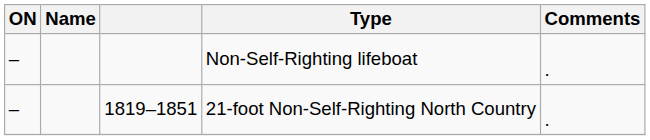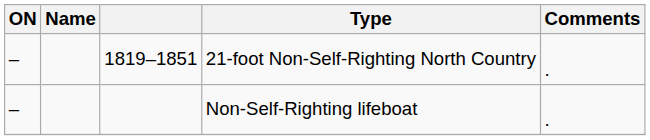rows swapped: (312, 59) <-> (371, 109)
